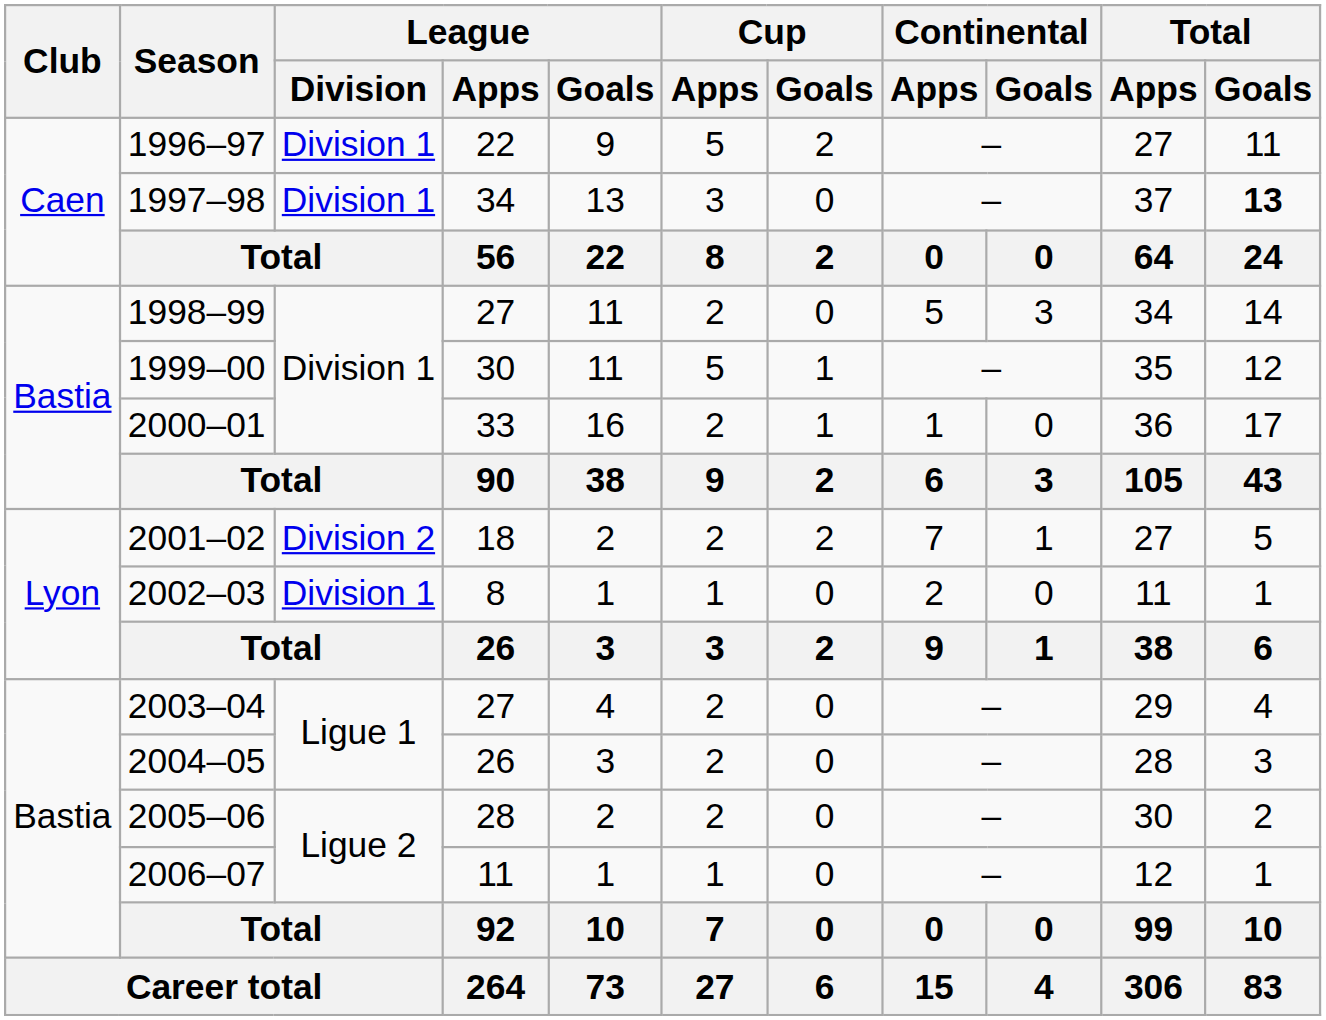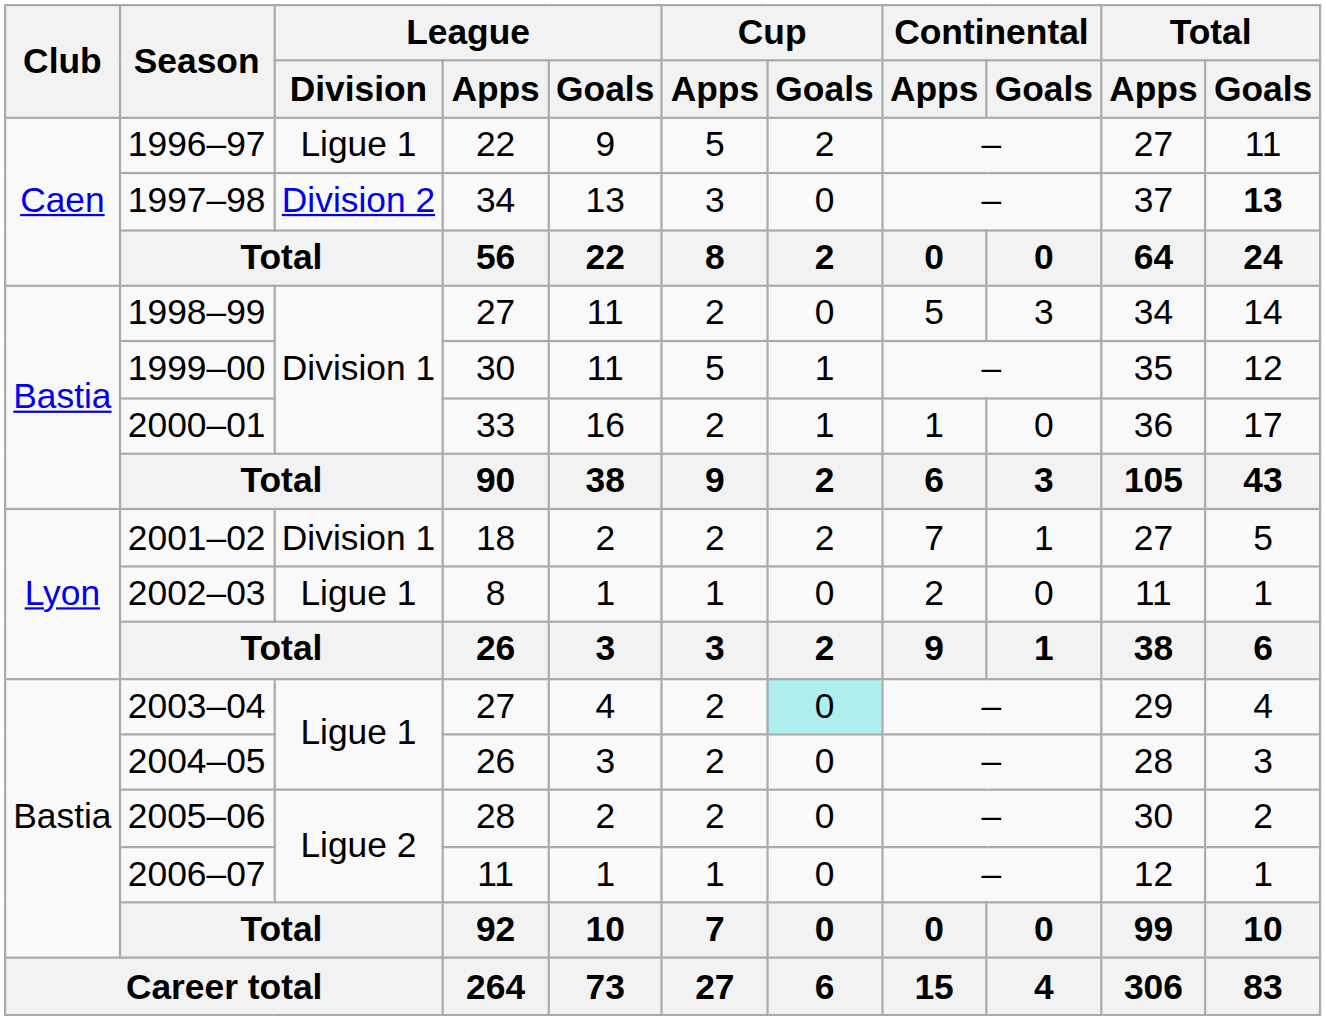(358, 144) Division 1 -> (358, 144) Ligue 1
(358, 200) Division 1 -> (358, 200) Division 2
(358, 537) Division 2 -> (358, 537) Division 1
(358, 593) Division 1 -> (358, 593) Ligue 1
(824, 705) no background -> (824, 705) paleturquoise background
